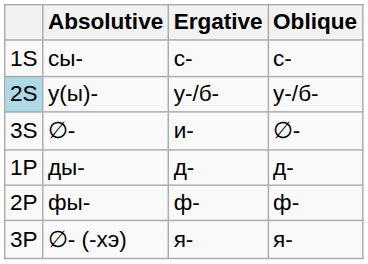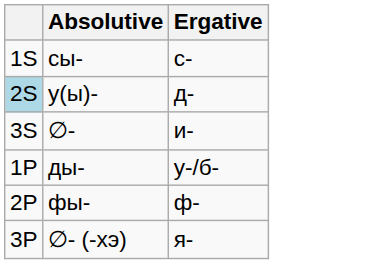- column: (315, 22)
(196, 93) у-/б- -> (184, 93) д-
(184, 166) д- -> (196, 166) у-/б-
